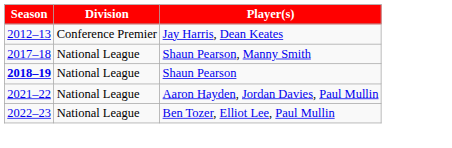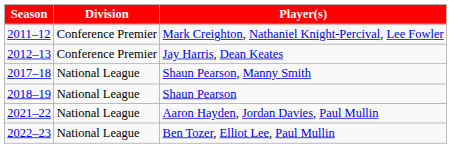+ row: (303, 34)
(29, 73) bold -> (29, 93) normal
